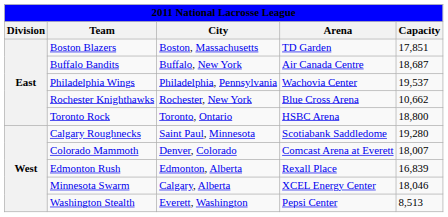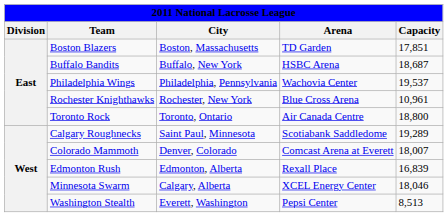(323, 64) Air Canada Centre -> (311, 64) HSBC Arena
(414, 99) 10,662 -> (414, 99) 10,961
(311, 116) HSBC Arena -> (323, 116) Air Canada Centre
(414, 133) 19,280 -> (414, 133) 19,289
